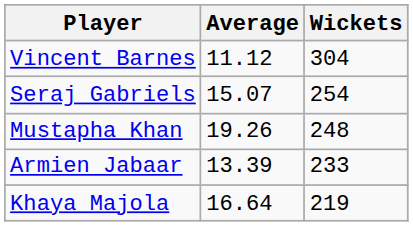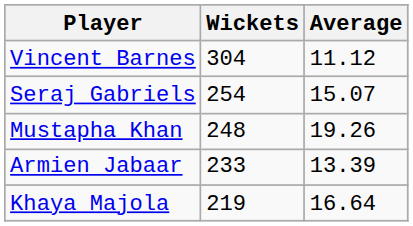columns swapped: (356, 23) <-> (253, 23)
